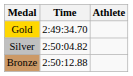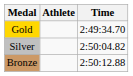columns swapped: (109, 12) <-> (65, 12)
